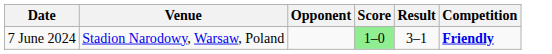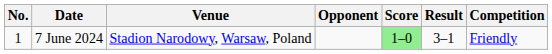+ column: (18, 15)
(468, 37) bold -> (493, 37) normal
